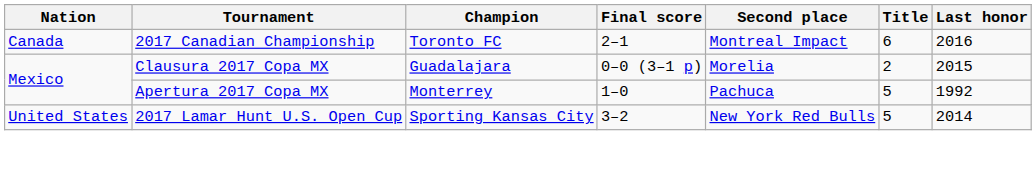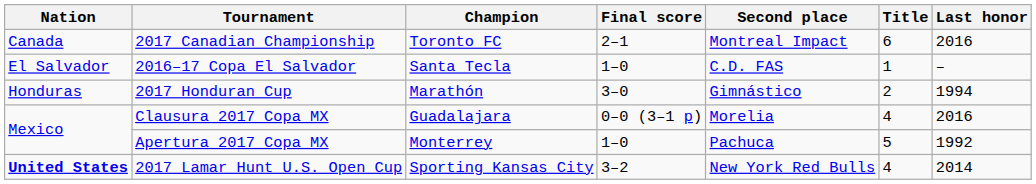+ row: (246, 67)
+ row: (213, 92)
(887, 67) 2 -> (887, 117) 4
(954, 67) 2015 -> (954, 117) 2016
(68, 117) normal -> (68, 167) bold
(887, 117) 5 -> (887, 167) 4
